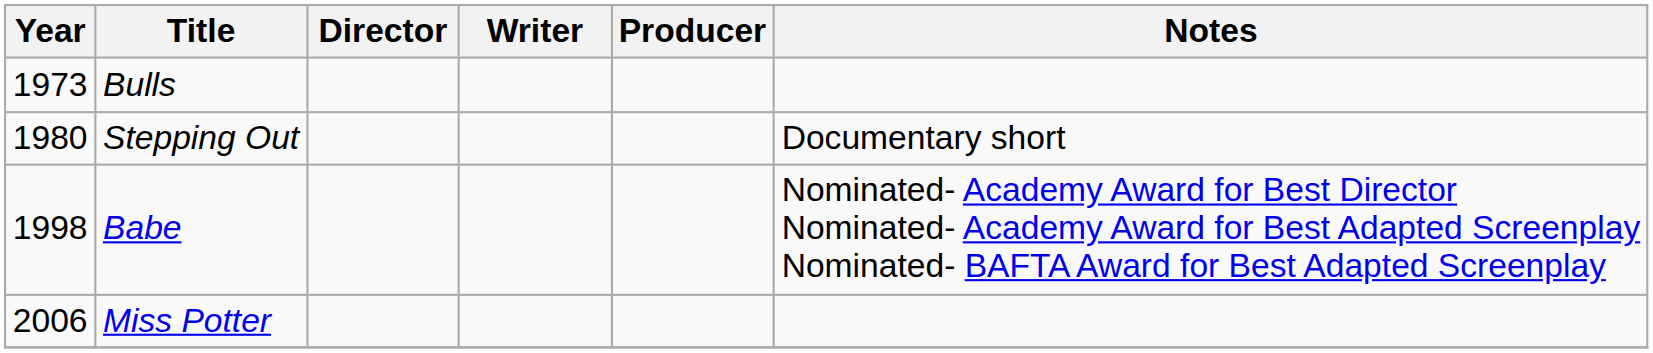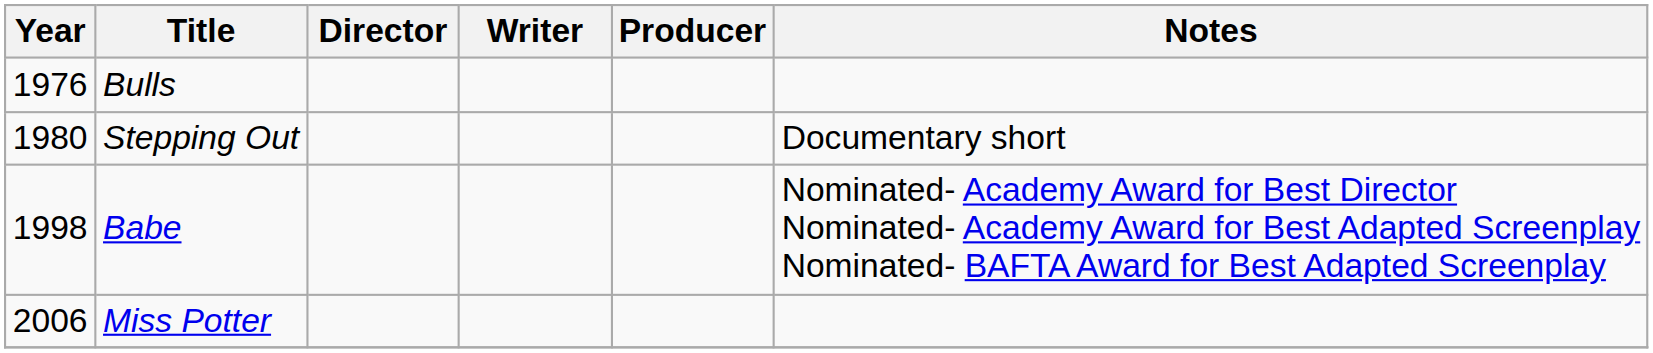(50, 84) 1973 -> (50, 84) 1976
